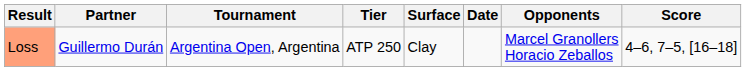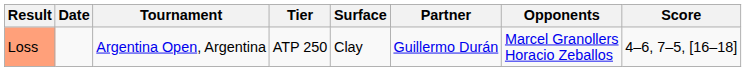columns swapped: (483, 15) <-> (111, 15)
